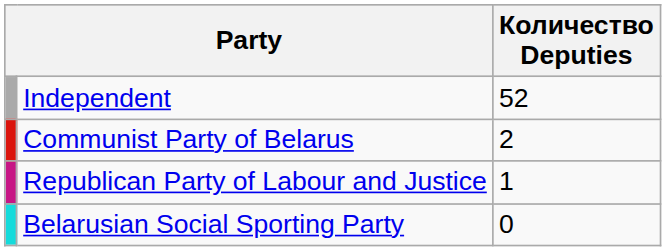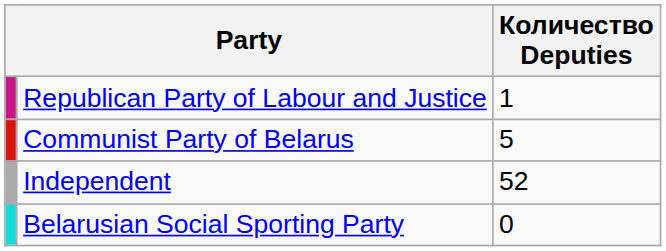rows swapped: (97, 97) <-> (255, 181)
(506, 139) 2 -> (506, 139) 5
